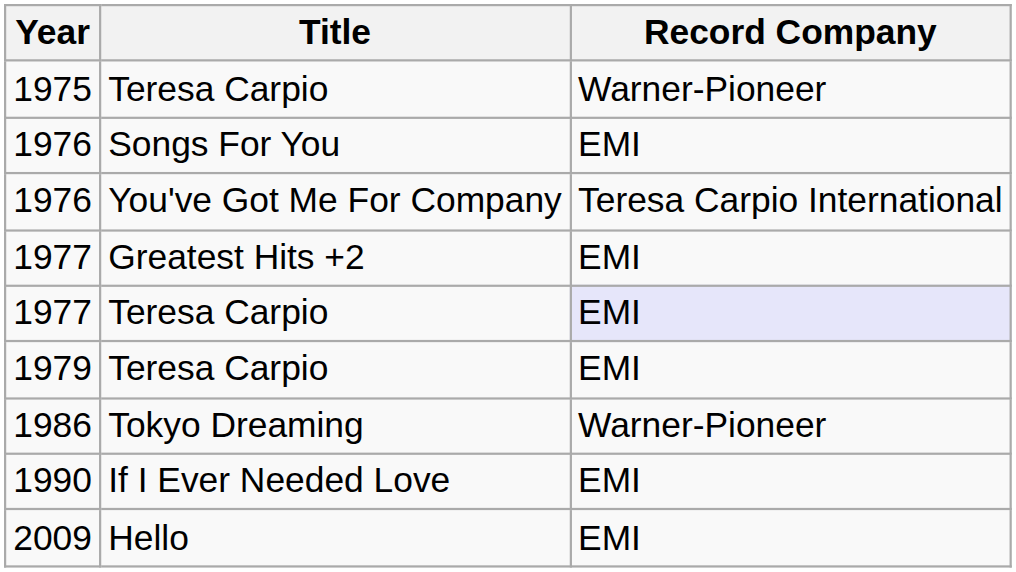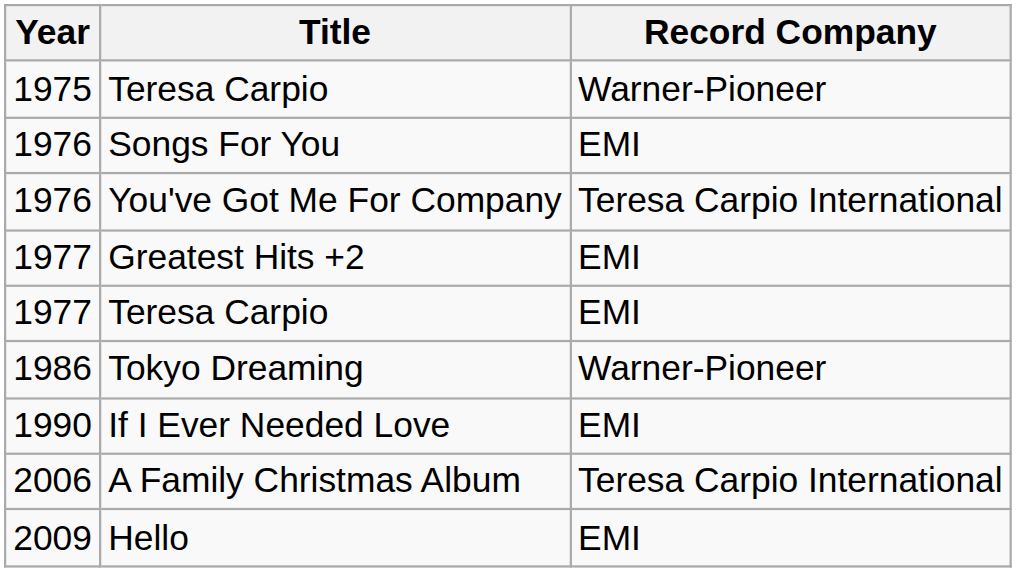(610, 312) lavender background -> (610, 312) no background
- row: (53, 369)
+ row: (53, 481)
